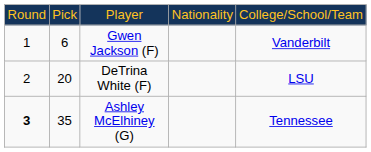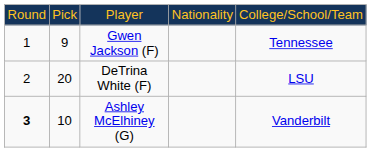(65, 43) 6 -> (65, 43) 9
(301, 43) Vanderbilt -> (301, 43) Tennessee
(65, 121) 35 -> (65, 121) 10
(301, 121) Tennessee -> (301, 121) Vanderbilt
